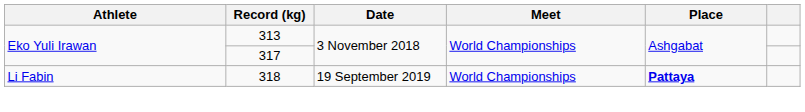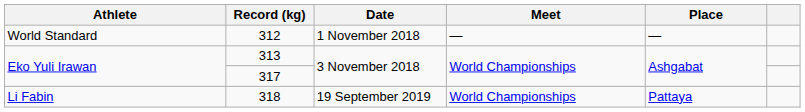+ row: (270, 36)
(671, 77) bold -> (670, 97) normal
